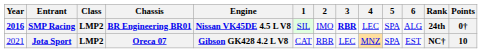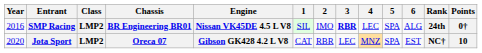(15, 25) bold -> (15, 25) normal
(15, 40) 2021 -> (15, 40) 2020
